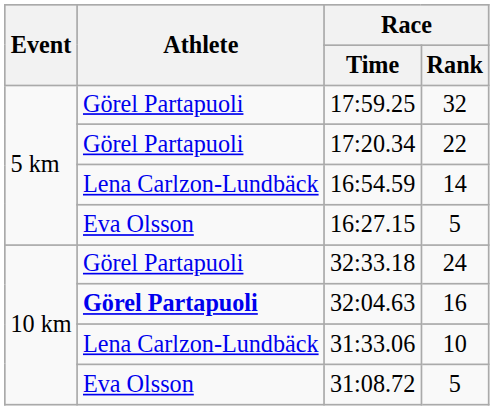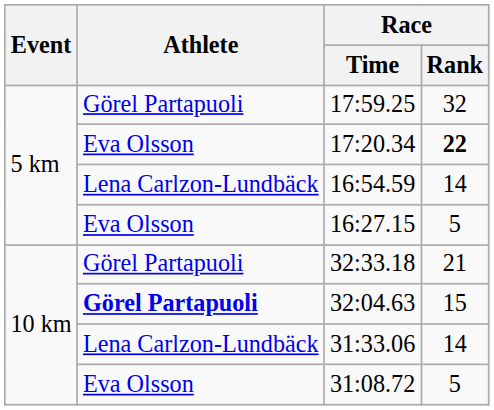(163, 144) Görel Partapuoli -> (138, 144) Eva Olsson
(455, 144) normal -> (455, 144) bold
(455, 264) 24 -> (455, 264) 21
(455, 304) 16 -> (455, 304) 15
(455, 344) 10 -> (455, 344) 14
